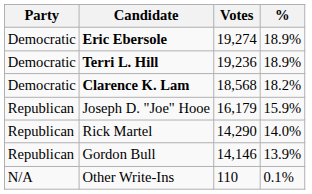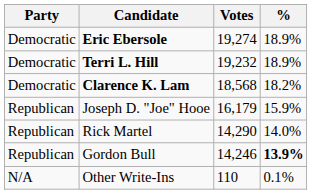(237, 62) 19,236 -> (237, 62) 19,232
(237, 154) 14,146 -> (237, 154) 14,246
(282, 154) normal -> (283, 154) bold
